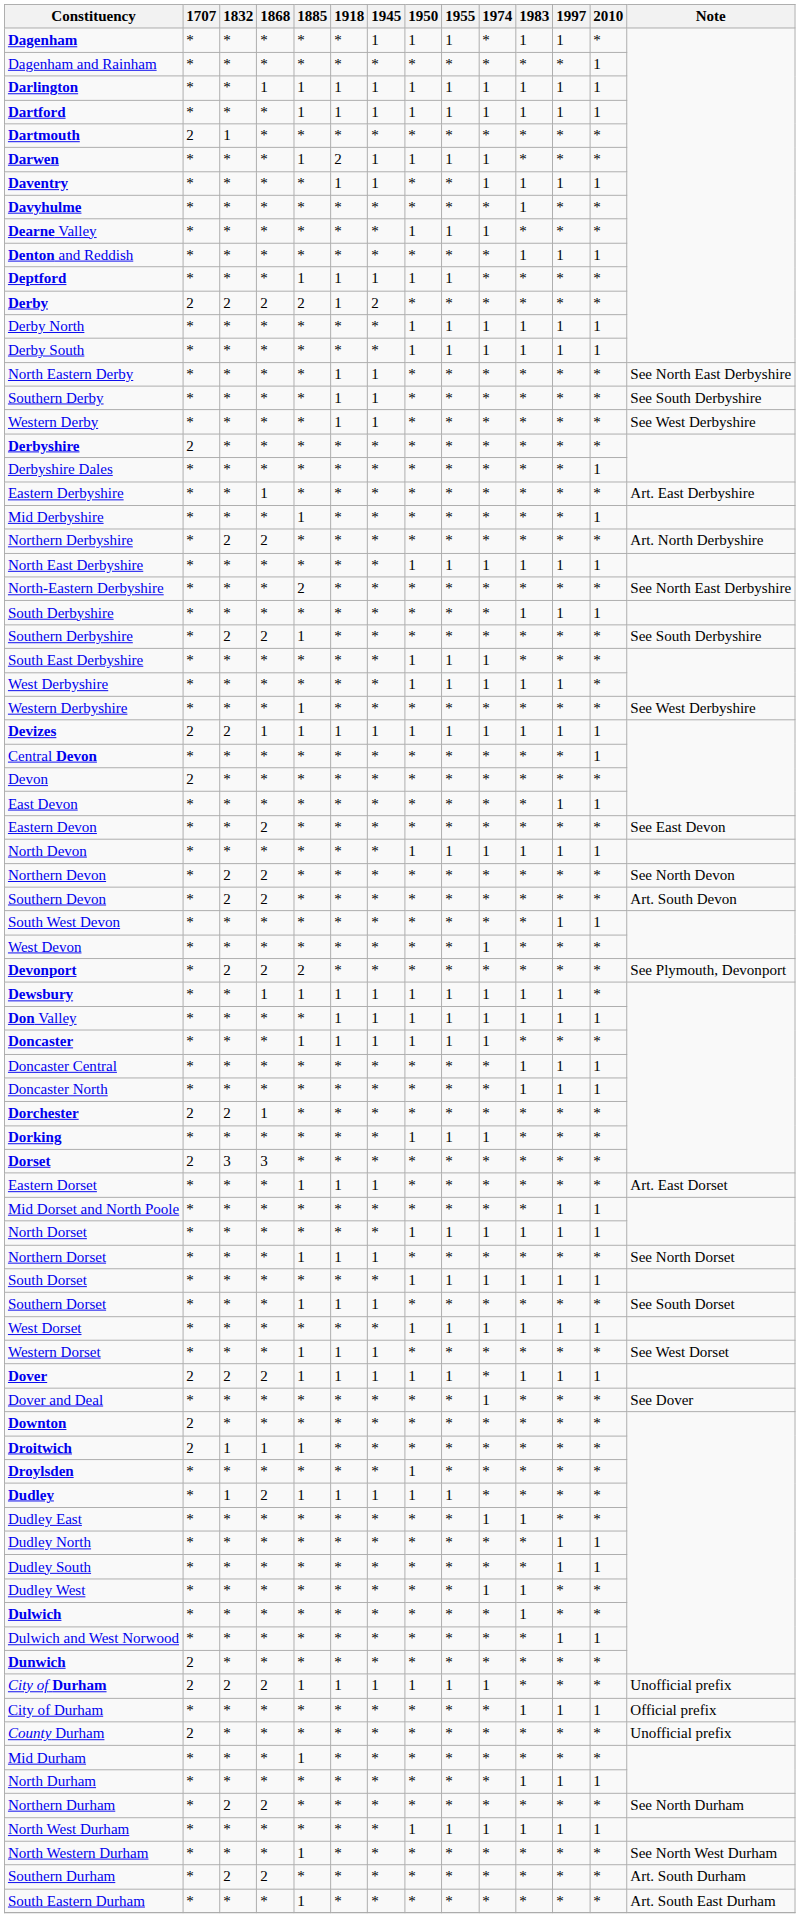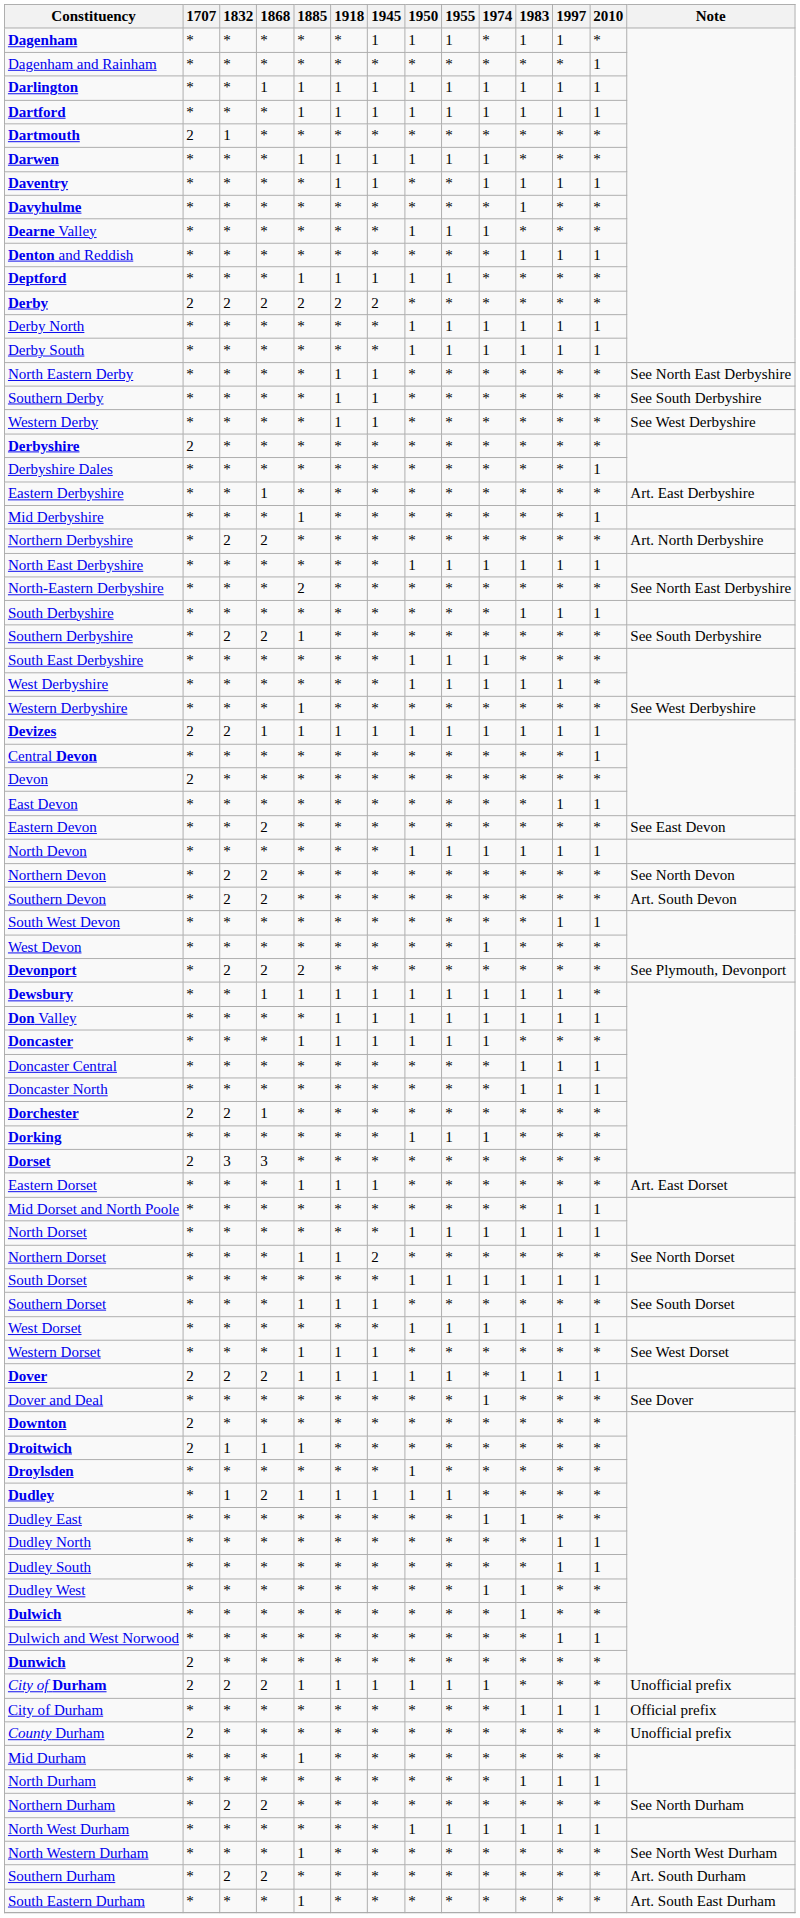(338, 159) 2 -> (338, 159) 1
(338, 302) 1 -> (338, 302) 2
(375, 1256) 1 -> (375, 1256) 2
